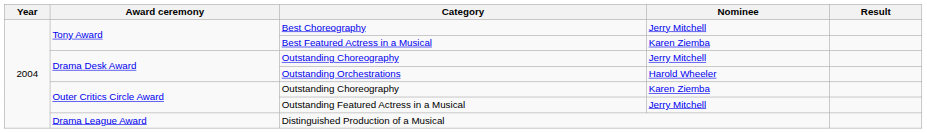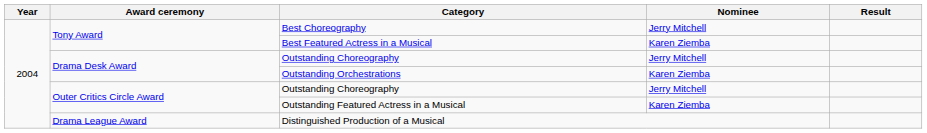(683, 74) Harold Wheeler -> (679, 74) Karen Ziemba
(679, 89) Karen Ziemba -> (677, 89) Jerry Mitchell
(677, 105) Jerry Mitchell -> (679, 105) Karen Ziemba
